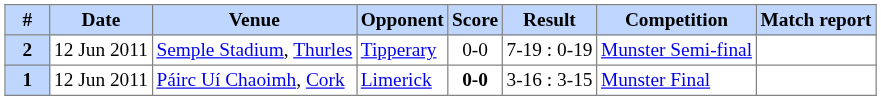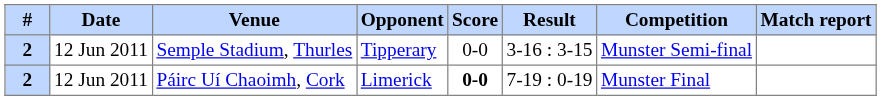(549, 49) 7-19 : 0-19 -> (549, 49) 3-16 : 3-15
(27, 80) 1 -> (27, 80) 2
(549, 80) 3-16 : 3-15 -> (549, 80) 7-19 : 0-19
